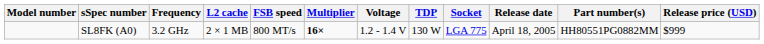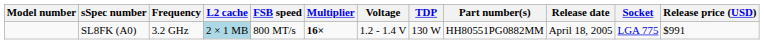columns swapped: (466, 13) <-> (609, 13)
(227, 30) no background -> (227, 30) lightblue background
(674, 30) $999 -> (674, 30) $991
